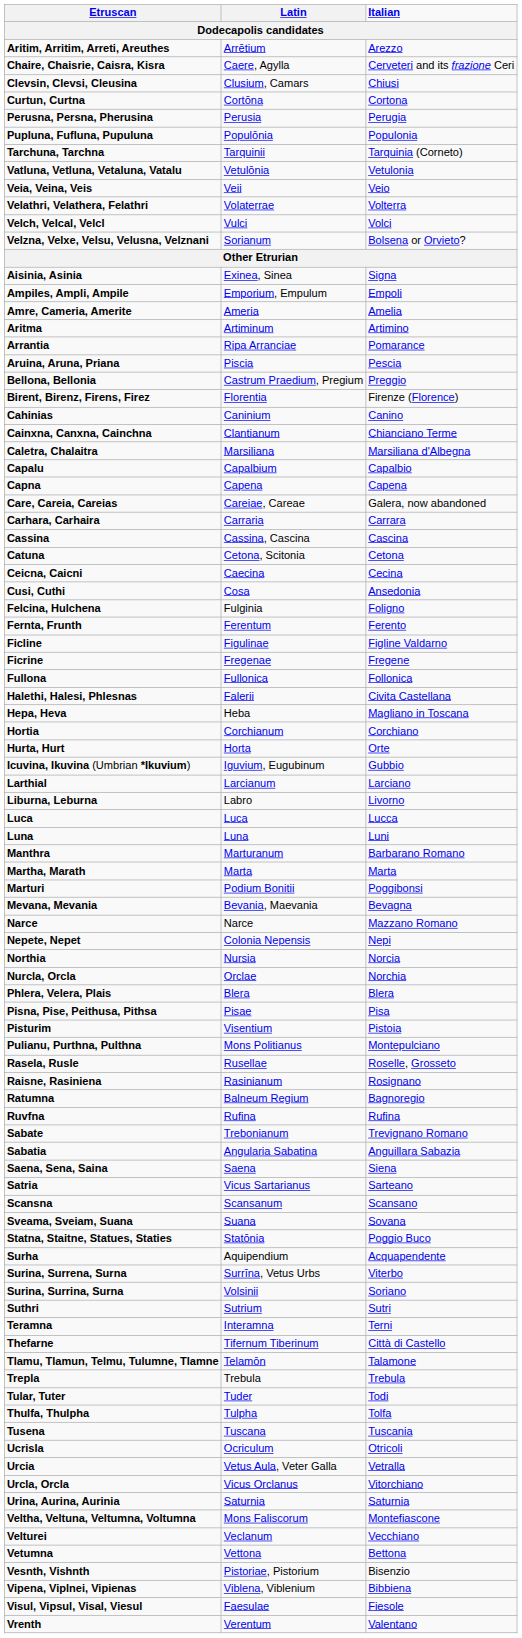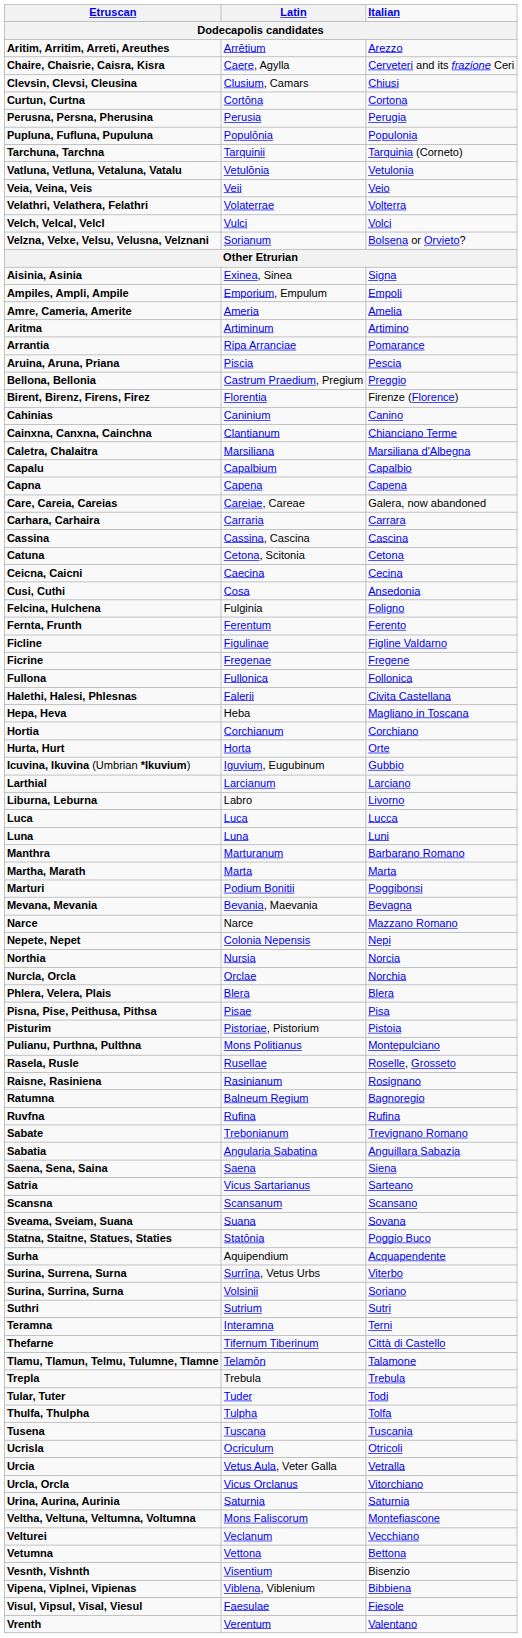(248, 1028) Visentium -> (271, 1028) Pistoriae, Pistorium
(271, 1571) Pistoriae, Pistorium -> (248, 1571) Visentium
